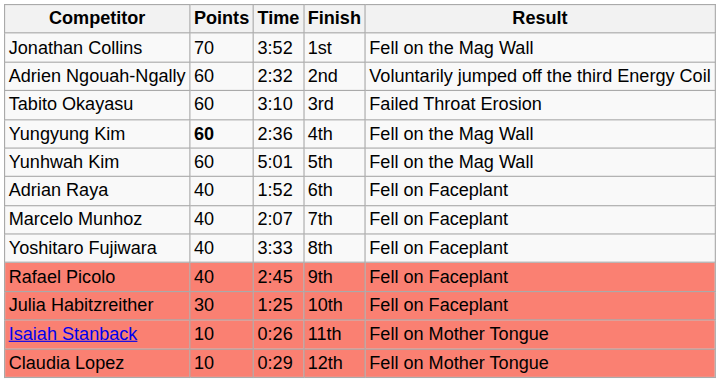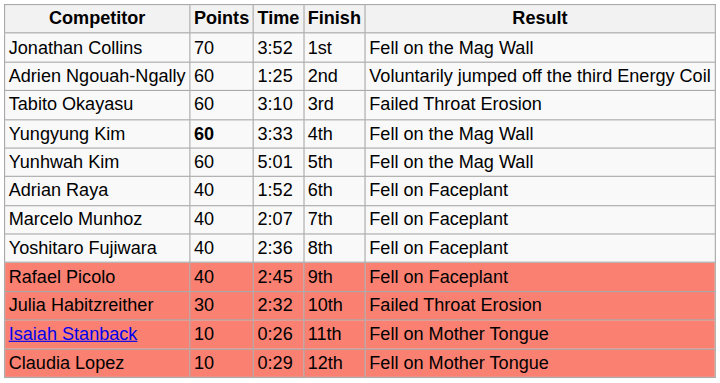(275, 76) 2:32 -> (275, 76) 1:25
(275, 133) 2:36 -> (275, 133) 3:33
(275, 248) 3:33 -> (275, 248) 2:36
(275, 305) 1:25 -> (275, 305) 2:32
(439, 305) Fell on Faceplant -> (456, 305) Failed Throat Erosion
